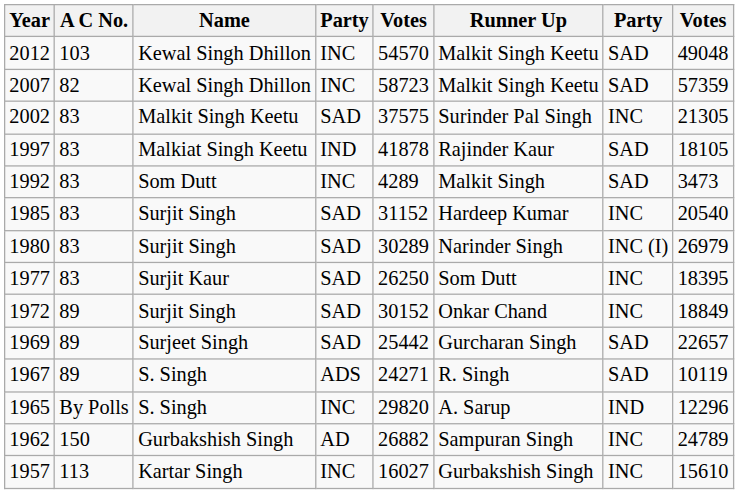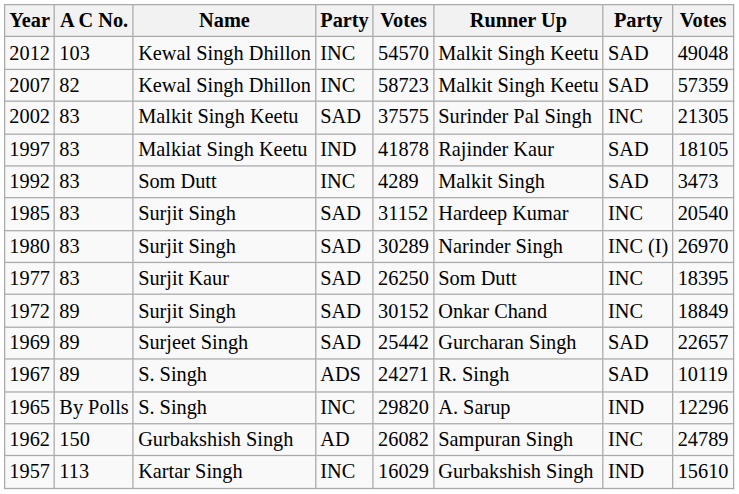(703, 246) 26979 -> (703, 246) 26970
(404, 439) 26882 -> (404, 439) 26082
(404, 471) 16027 -> (404, 471) 16029
(625, 471) INC -> (626, 471) IND
